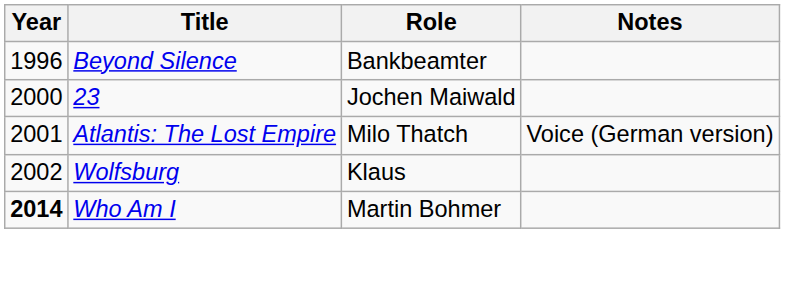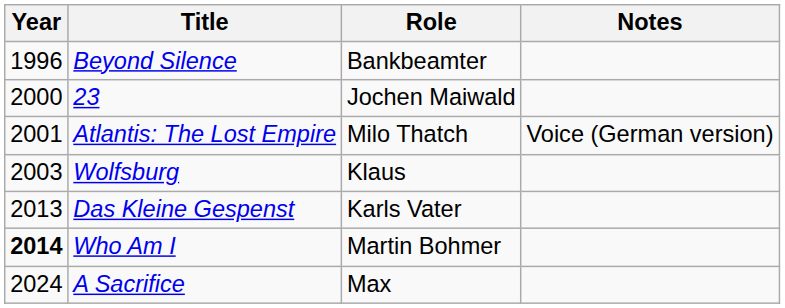(36, 172) 2002 -> (36, 172) 2003
+ row: (184, 209)
+ row: (129, 284)
